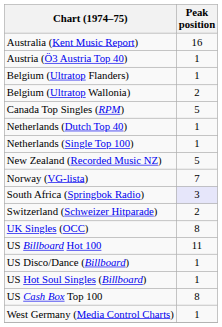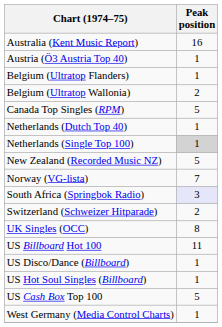(197, 144) no background -> (197, 144) lightgrey background
(197, 297) 8 -> (197, 297) 5
